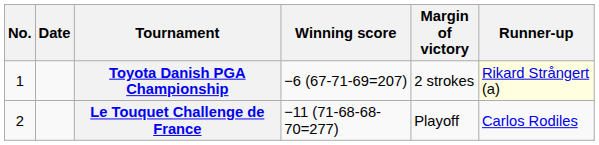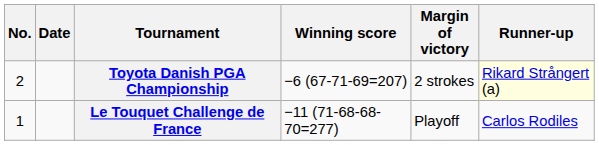(20, 81) 1 -> (20, 81) 2
(20, 121) 2 -> (20, 121) 1
